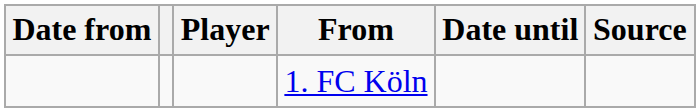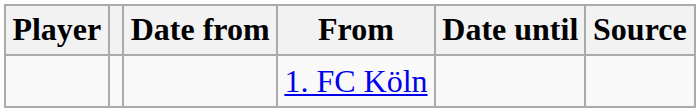columns swapped: (82, 29) <-> (225, 29)
